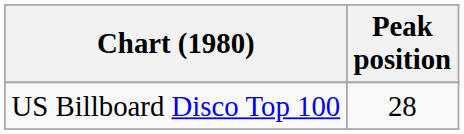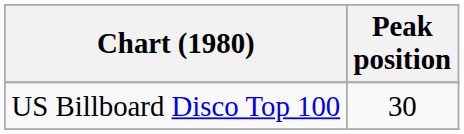(402, 105) 28 -> (402, 105) 30
